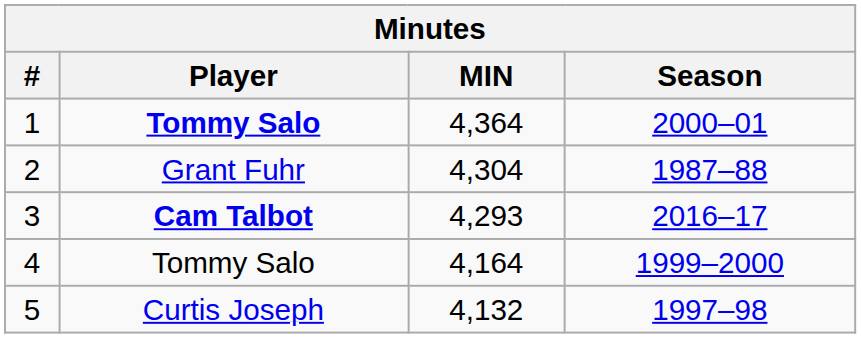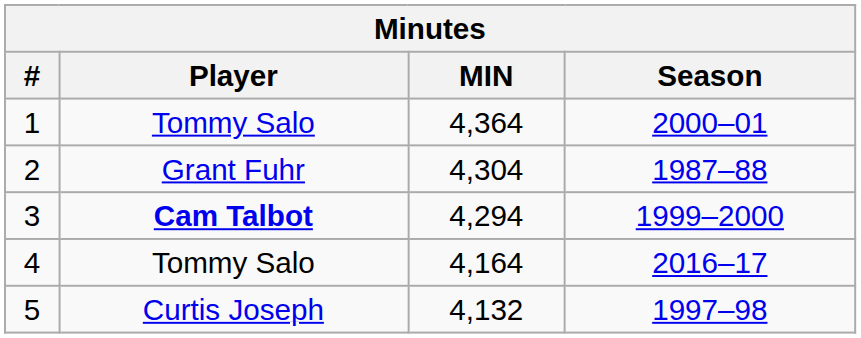(233, 122) bold -> (233, 122) normal
(486, 216) 4,293 -> (486, 216) 4,294
(710, 216) 2016–17 -> (710, 216) 1999–2000
(710, 263) 1999–2000 -> (710, 263) 2016–17
